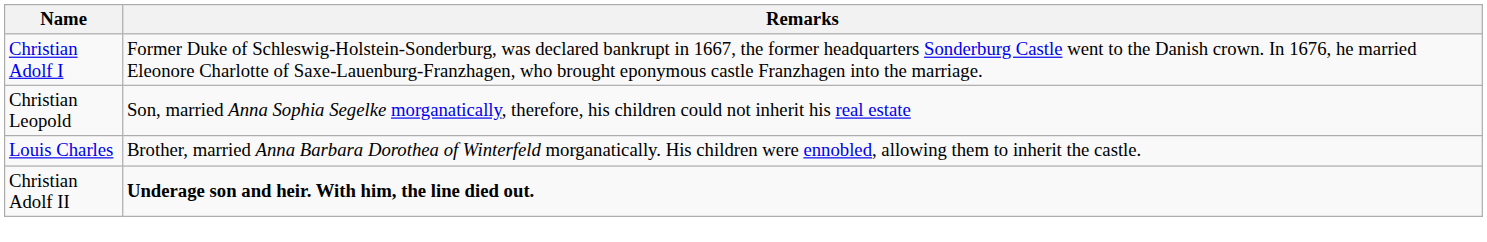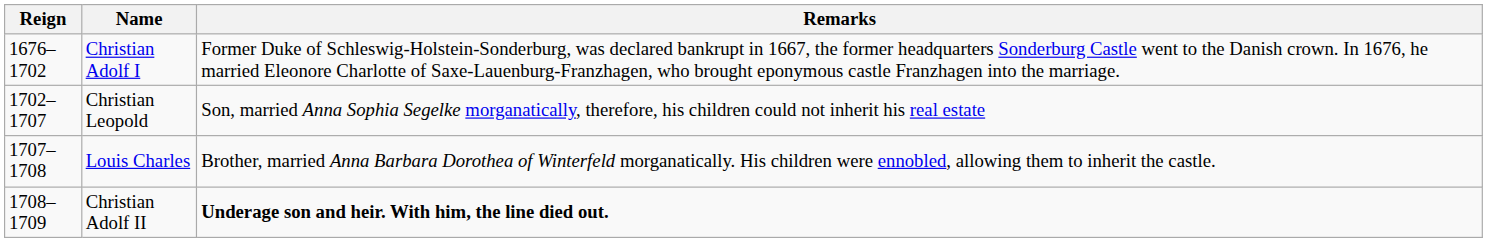+ column: (43, 19)
